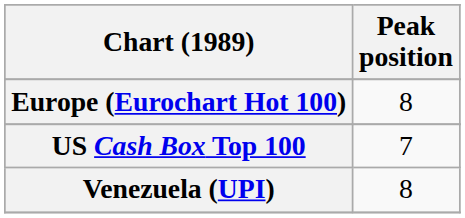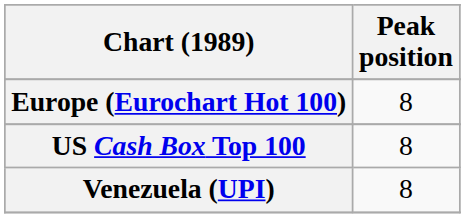(406, 145) 7 -> (406, 145) 8
